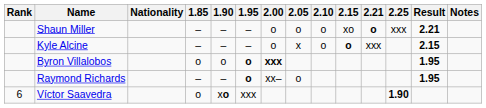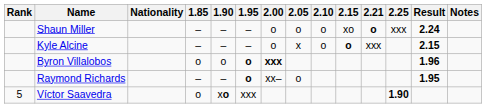(429, 29) 2.21 -> (429, 29) 2.24
(429, 62) 1.95 -> (429, 62) 1.96
(19, 95) 6 -> (19, 95) 5
